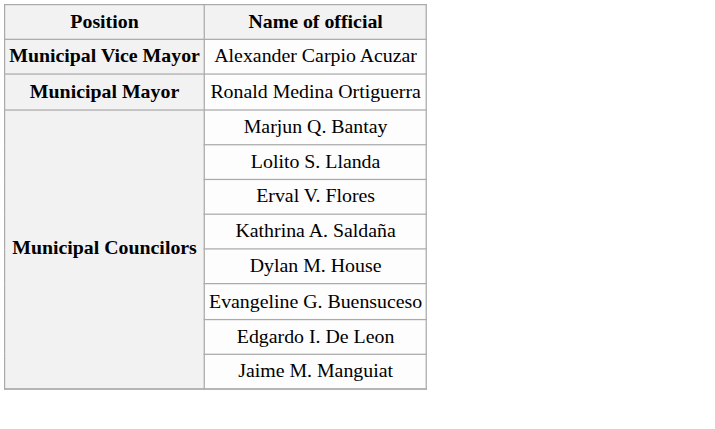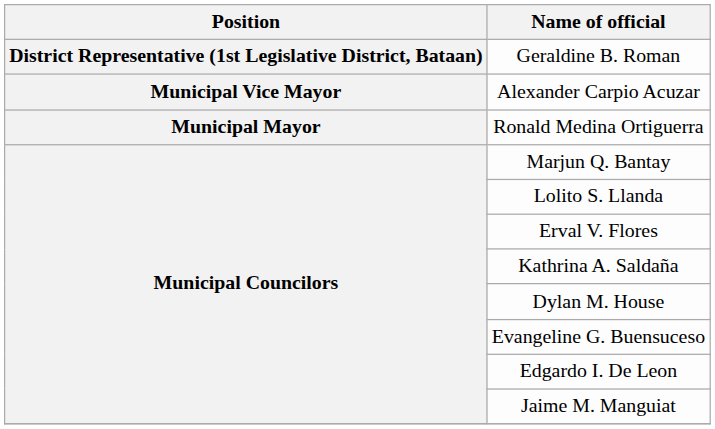+ row: (598, 56)
